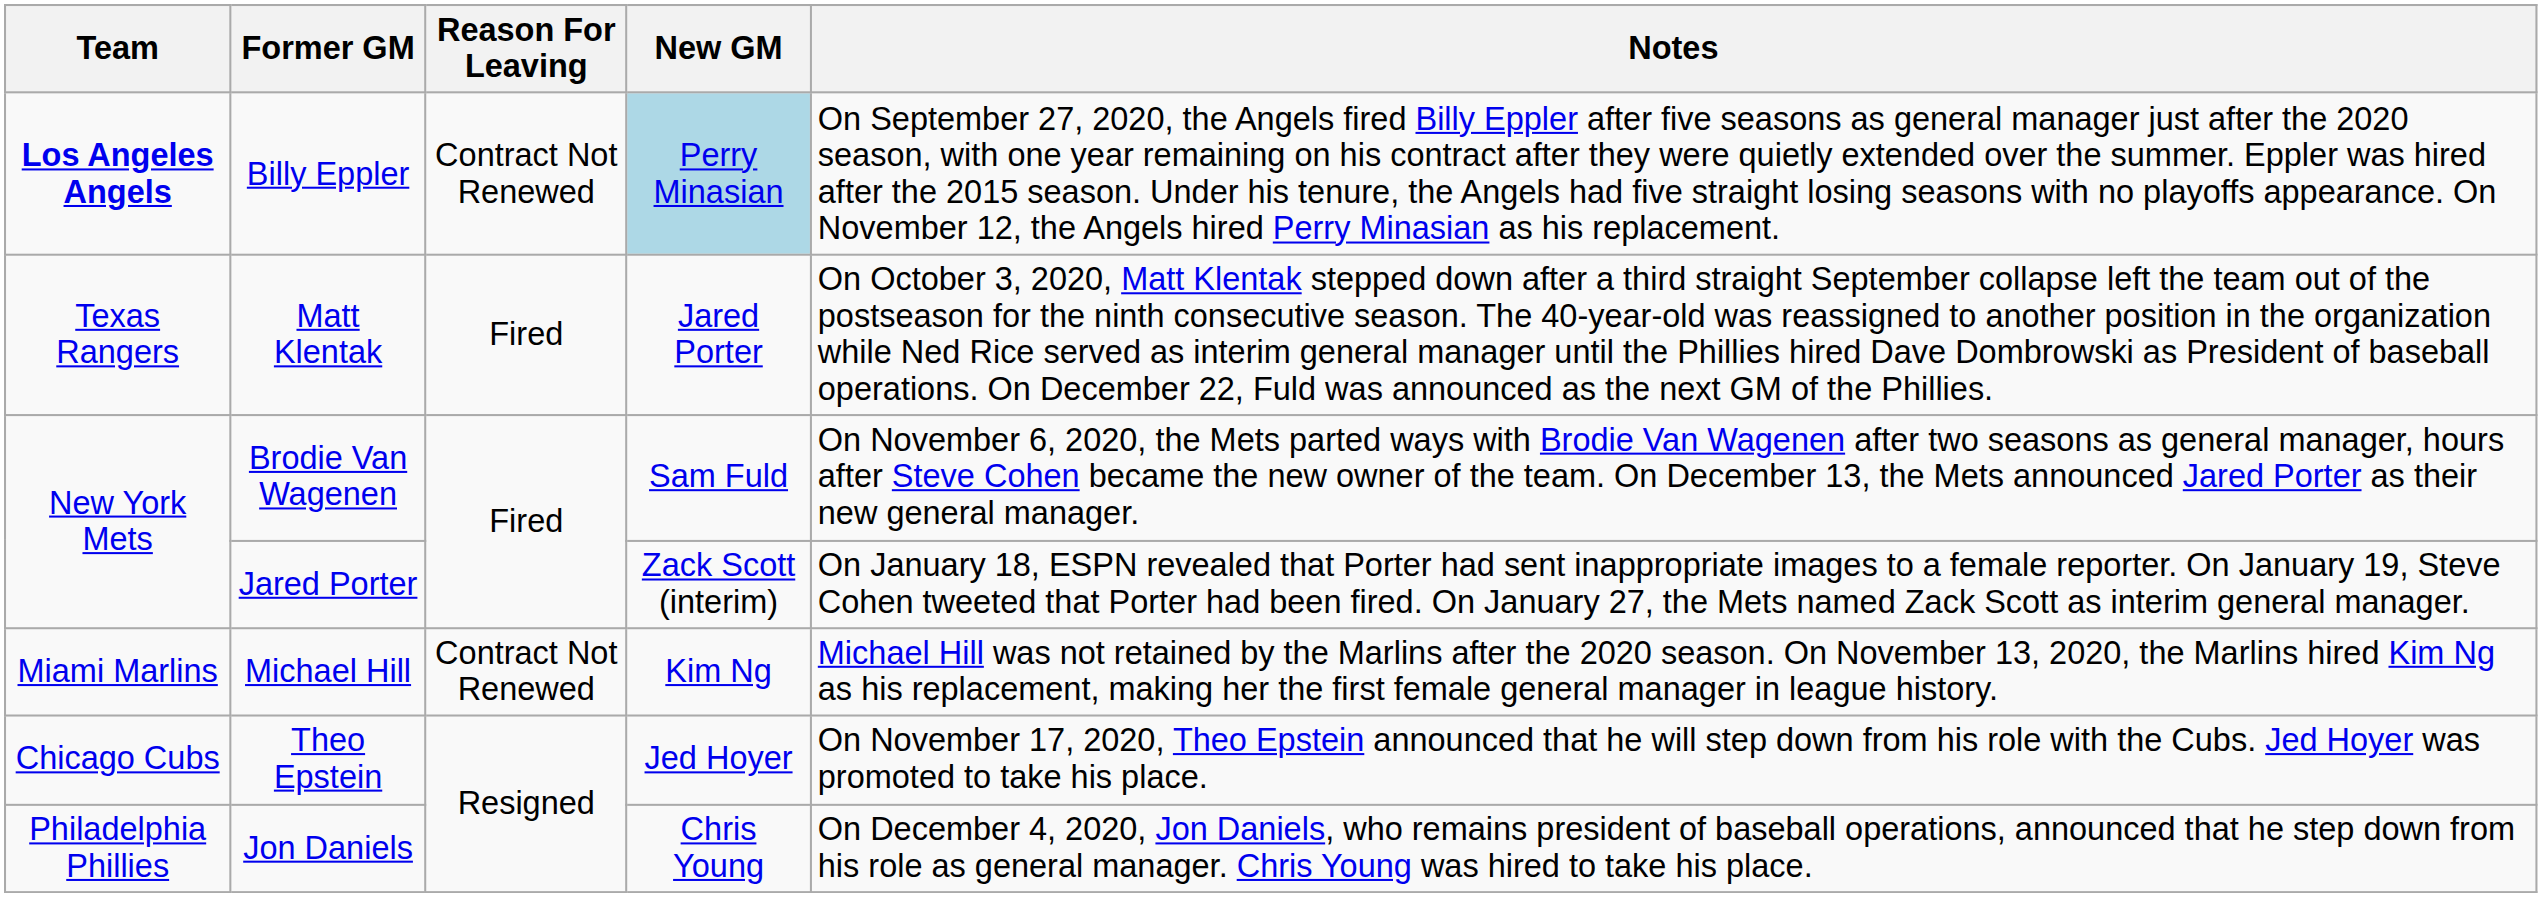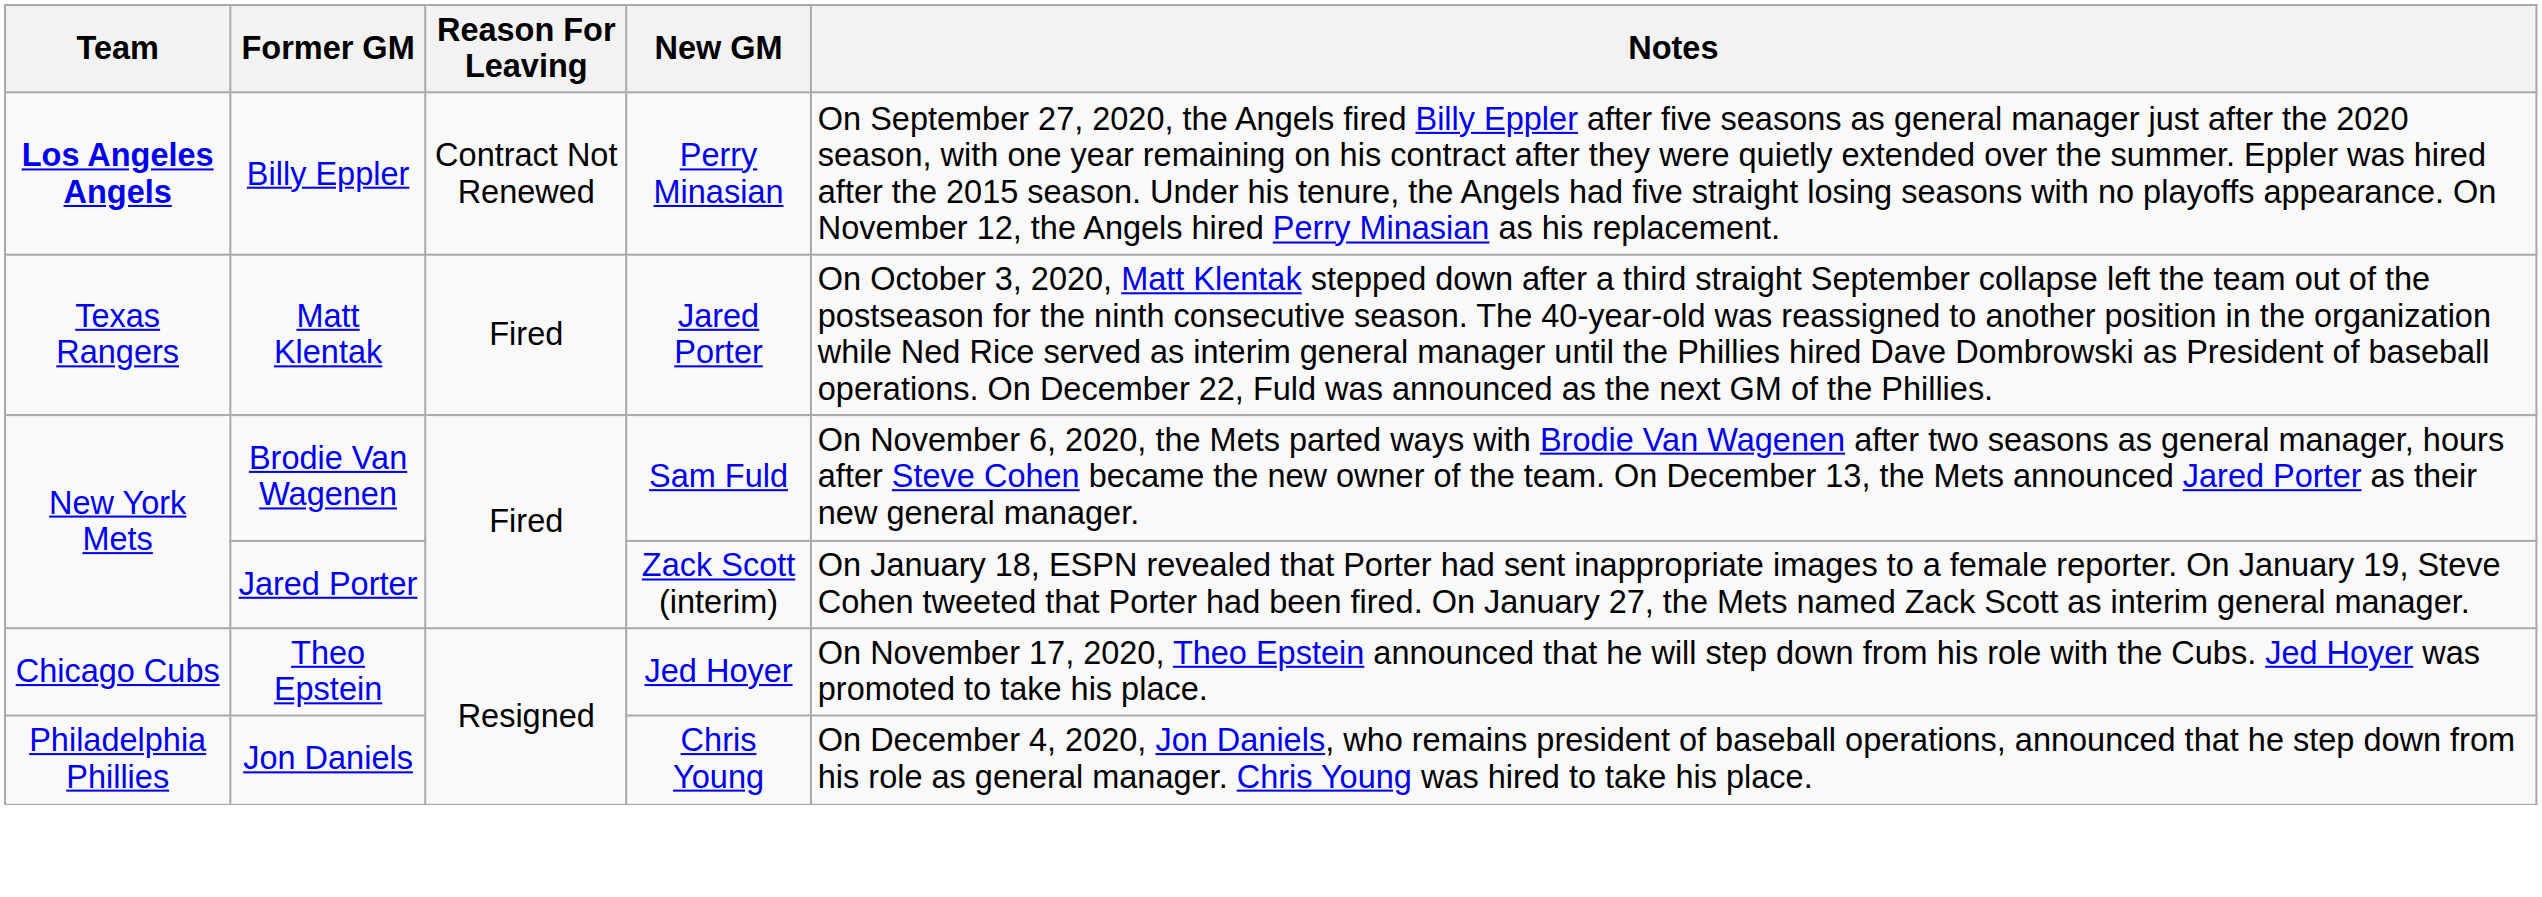(719, 173) lightblue background -> (719, 173) no background
- row: (328, 671)
